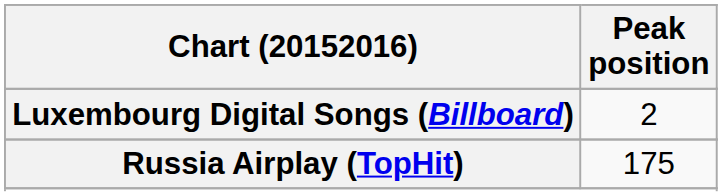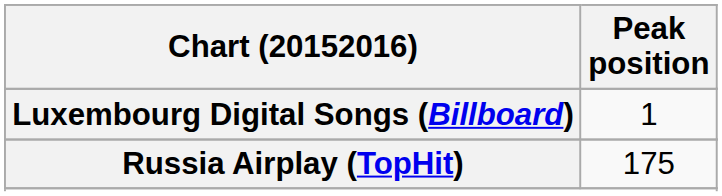(649, 113) 2 -> (649, 113) 1
